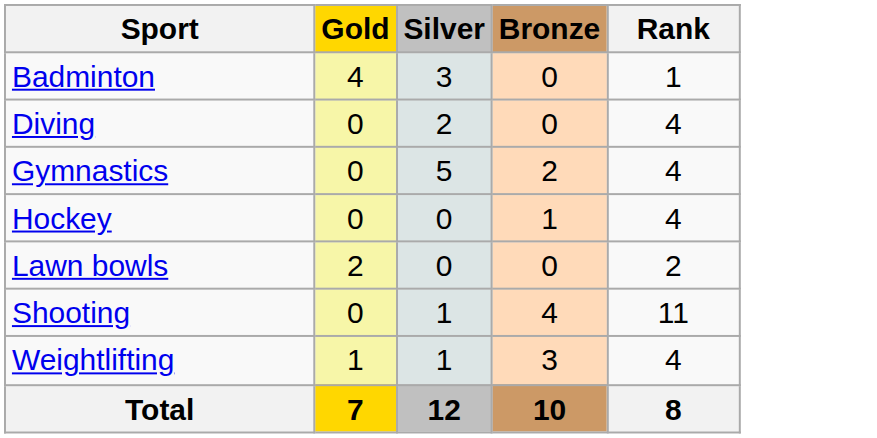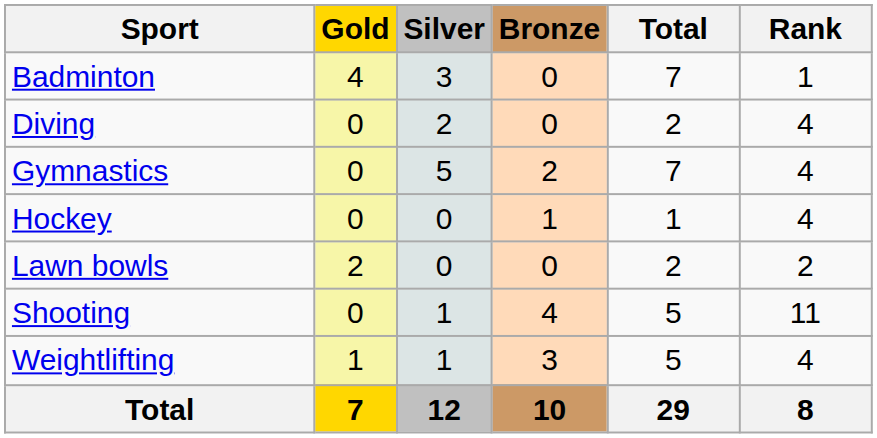+ column: (673, 29)
